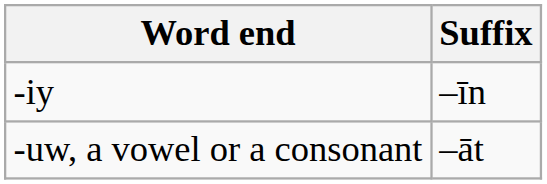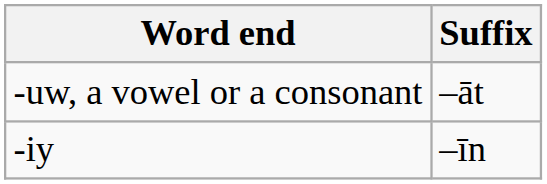rows swapped: (218, 149) <-> (34, 91)
